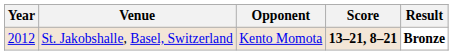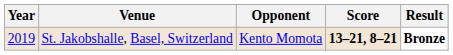(21, 38) 2012 -> (21, 38) 2019
